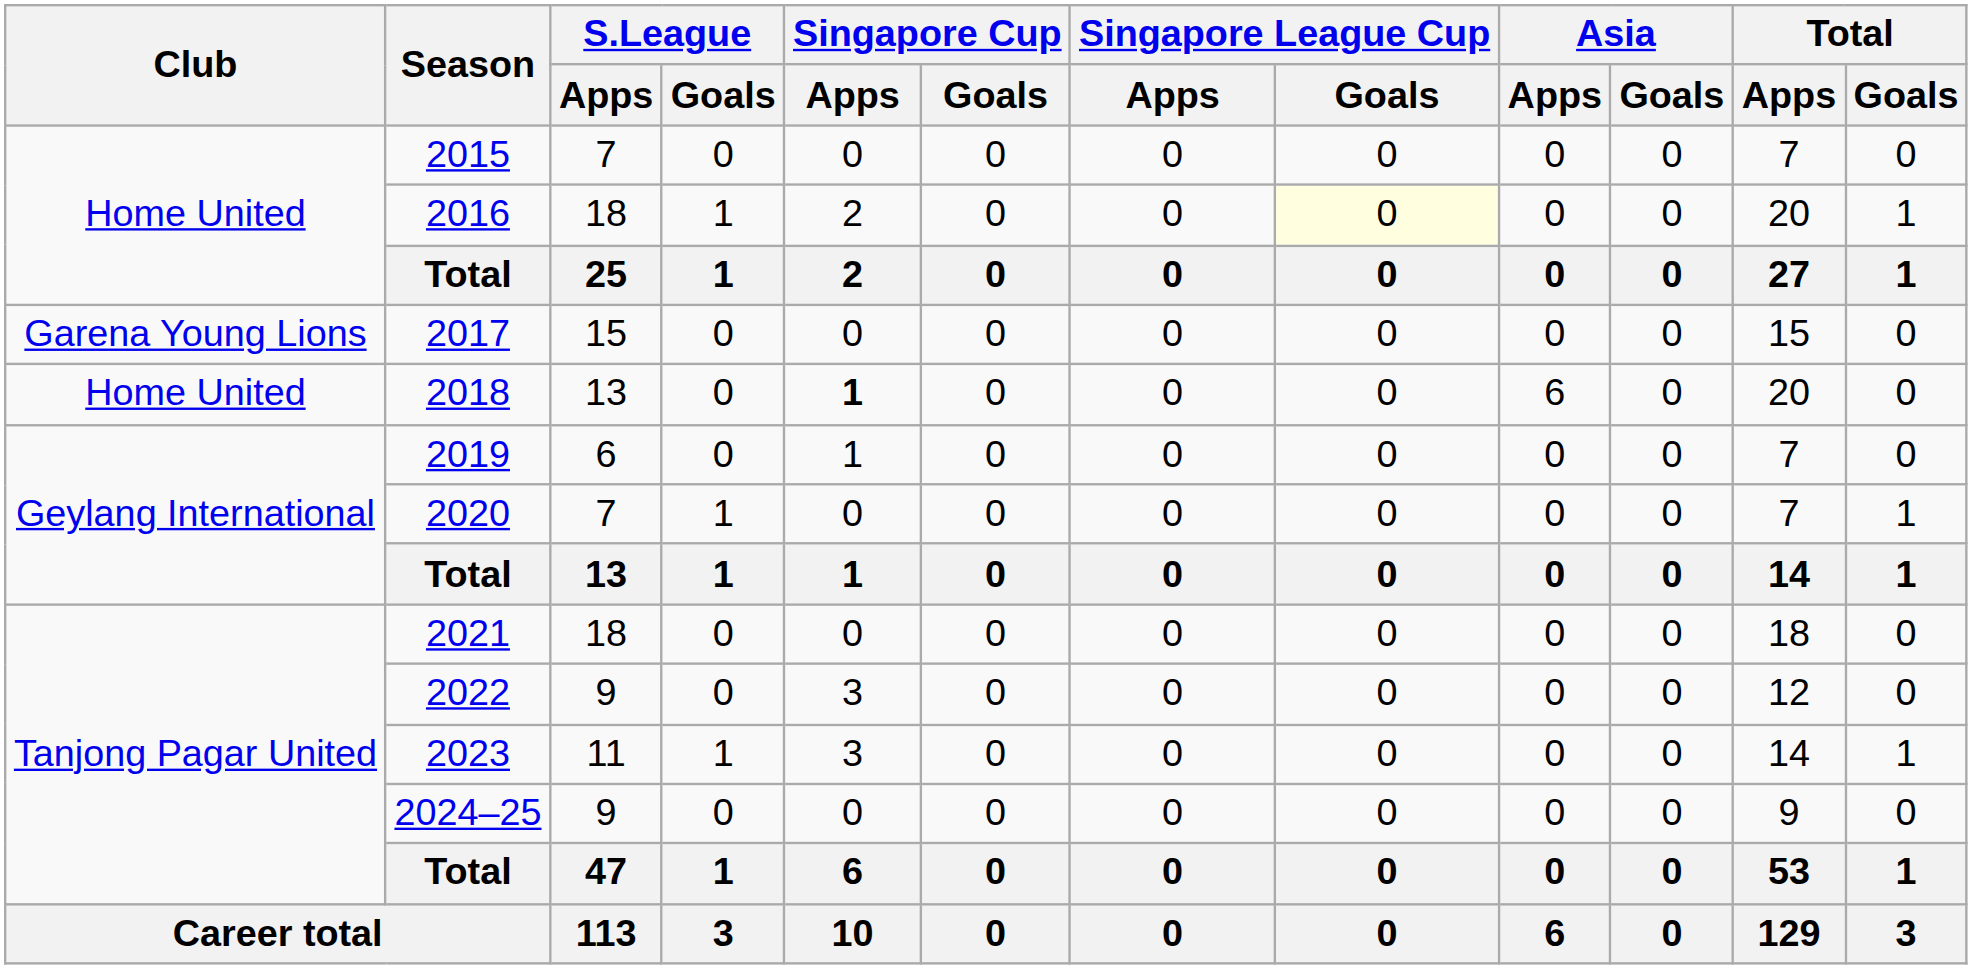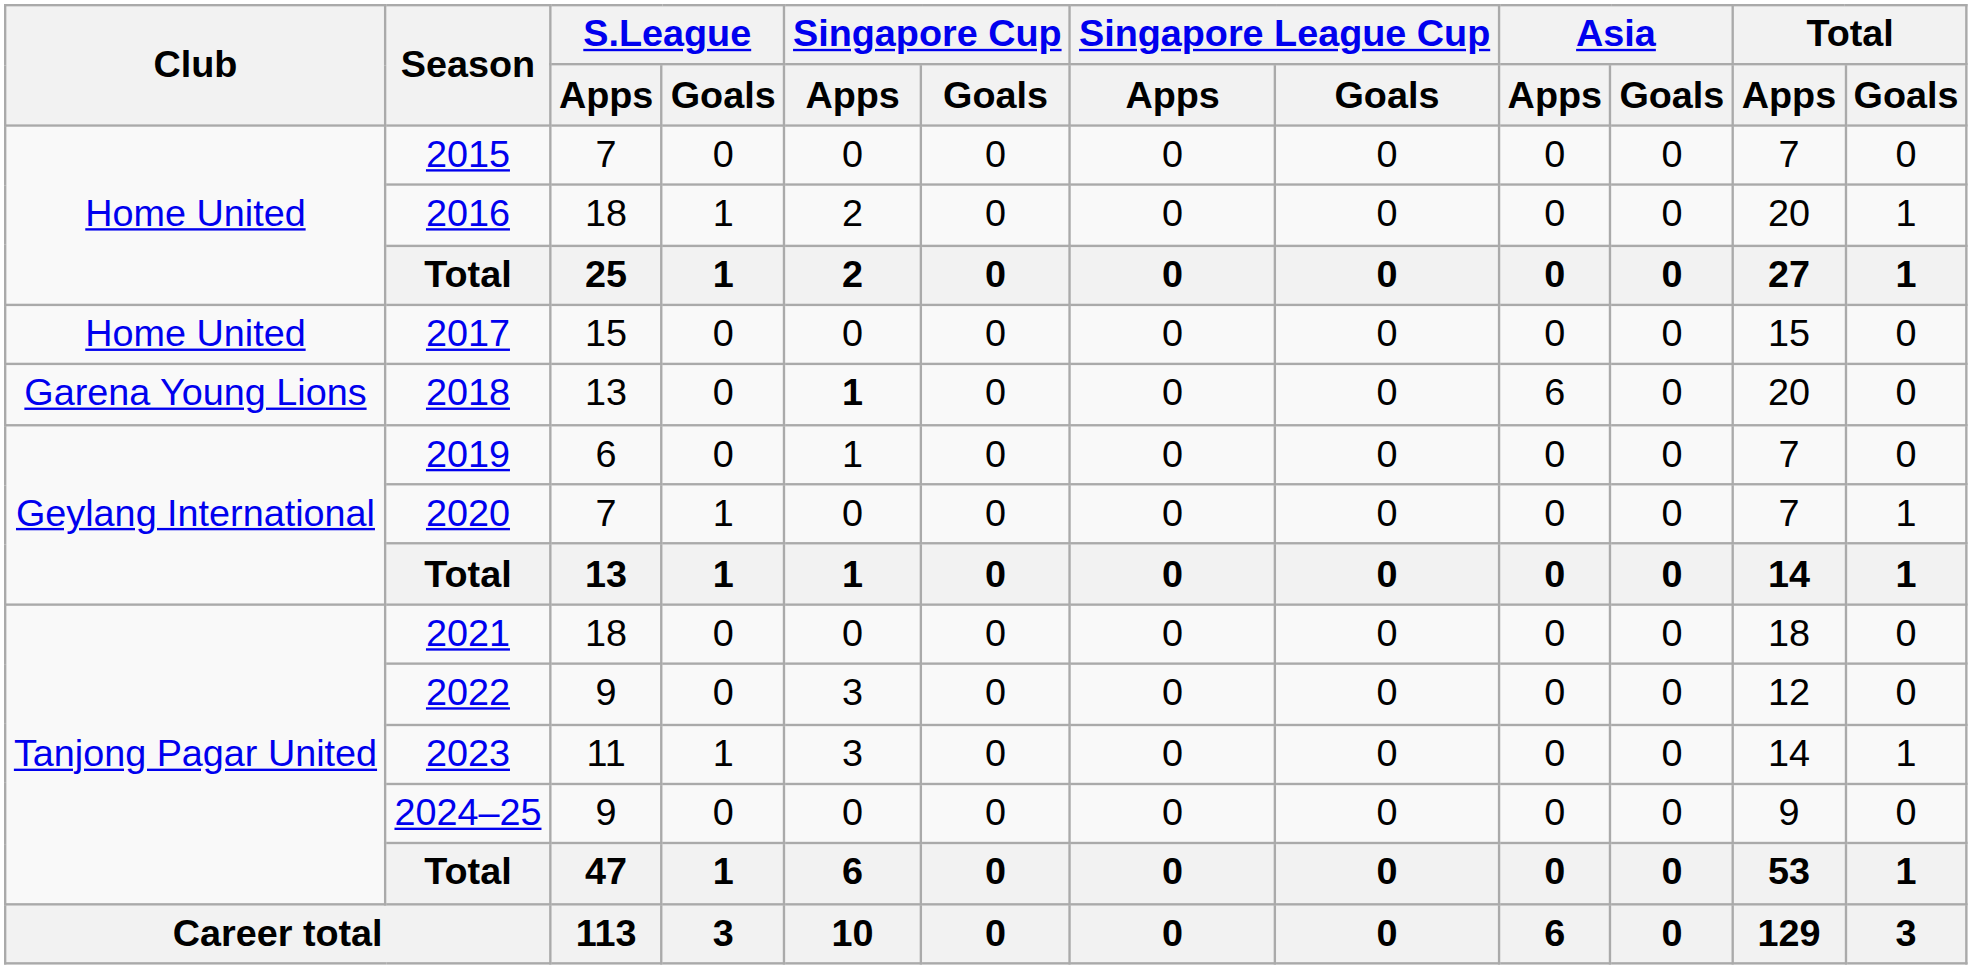(1387, 214) lightyellow background -> (1387, 214) no background
(195, 333) Garena Young Lions -> (195, 333) Home United
(195, 393) Home United -> (195, 393) Garena Young Lions
